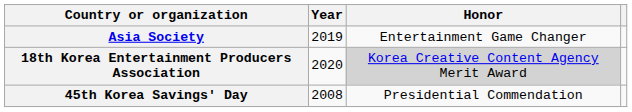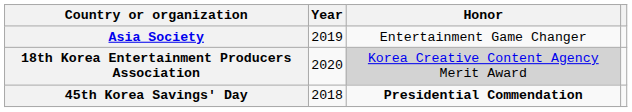(327, 95) 2008 -> (327, 95) 2018
(483, 95) normal -> (483, 95) bold
